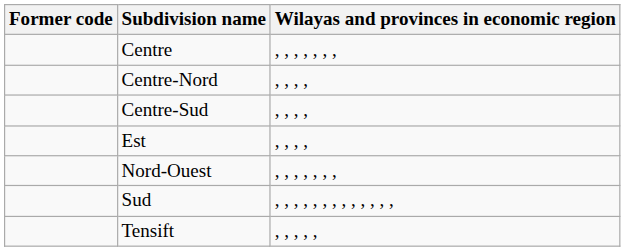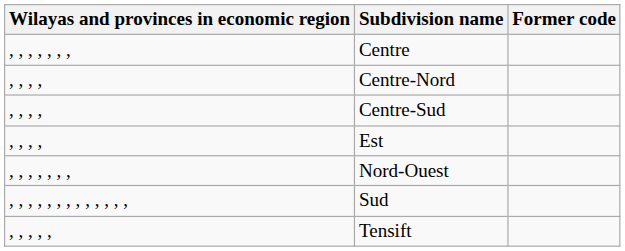columns swapped: (61, 19) <-> (445, 19)
